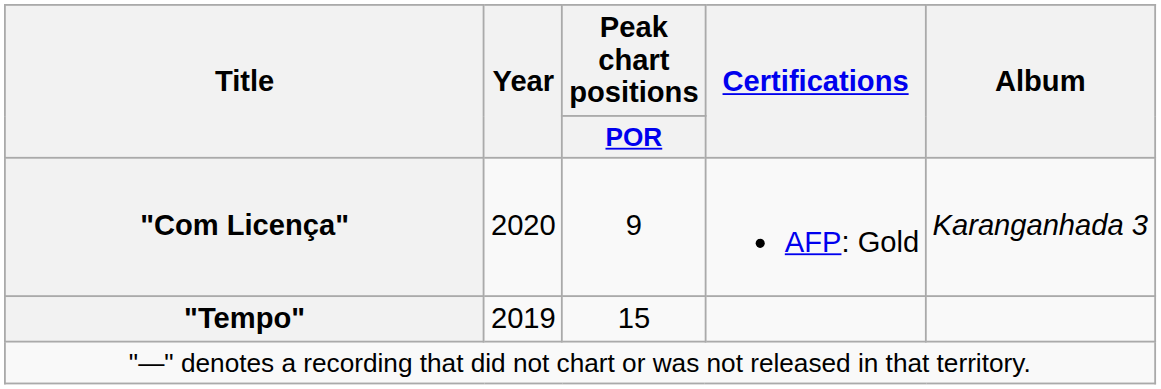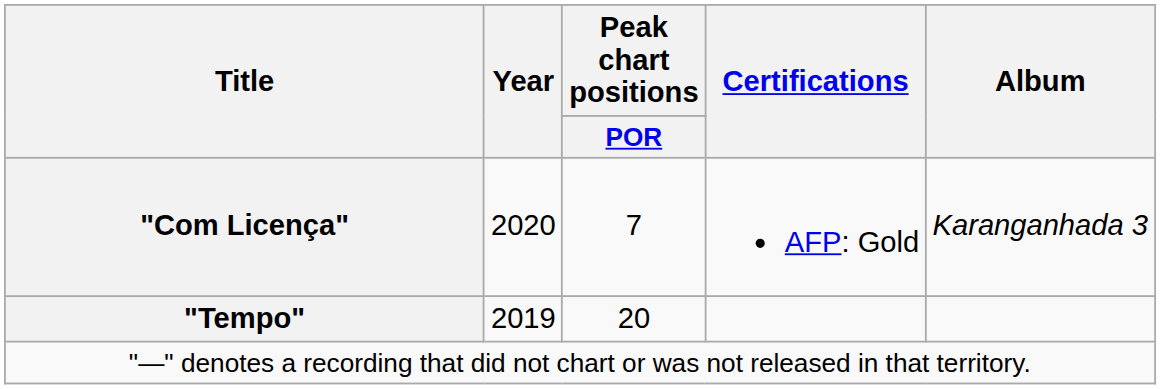(634, 226) 9 -> (634, 226) 7
(634, 317) 15 -> (634, 317) 20
